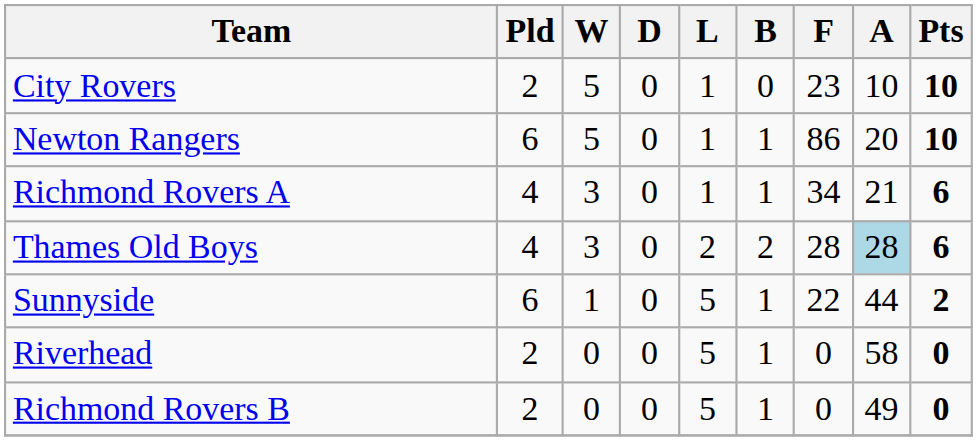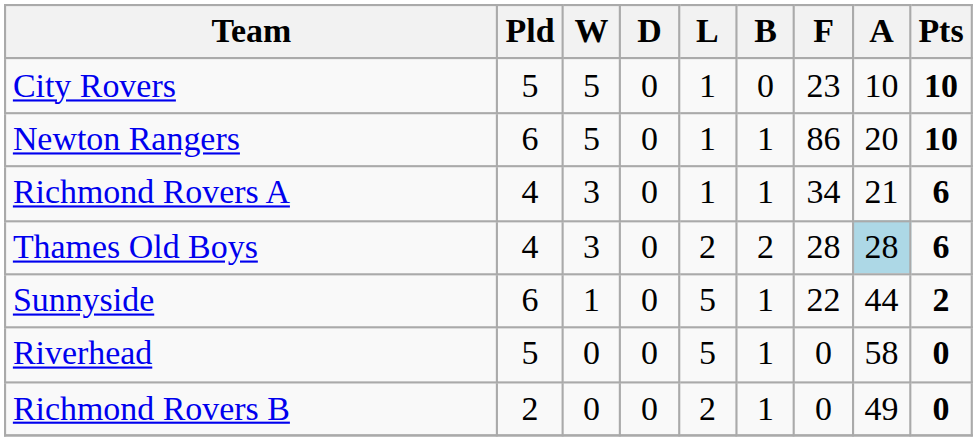(530, 85) 2 -> (530, 85) 5
(530, 354) 2 -> (530, 354) 5
(707, 407) 5 -> (707, 407) 2
